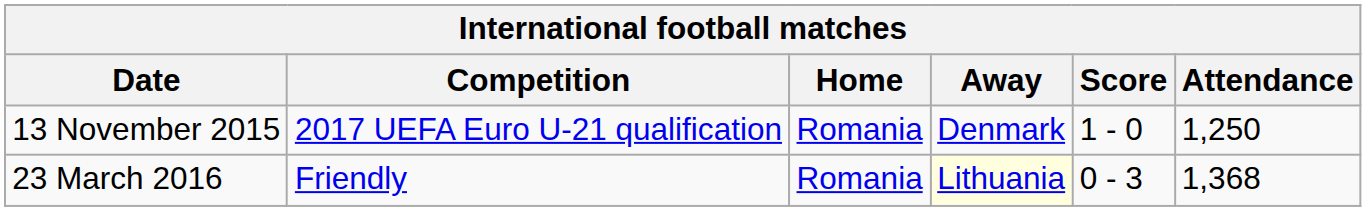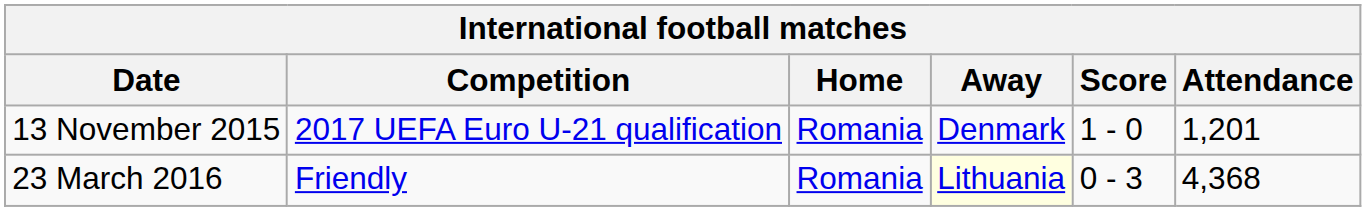(1221, 129) 1,250 -> (1221, 129) 1,201
(1221, 179) 1,368 -> (1221, 179) 4,368
